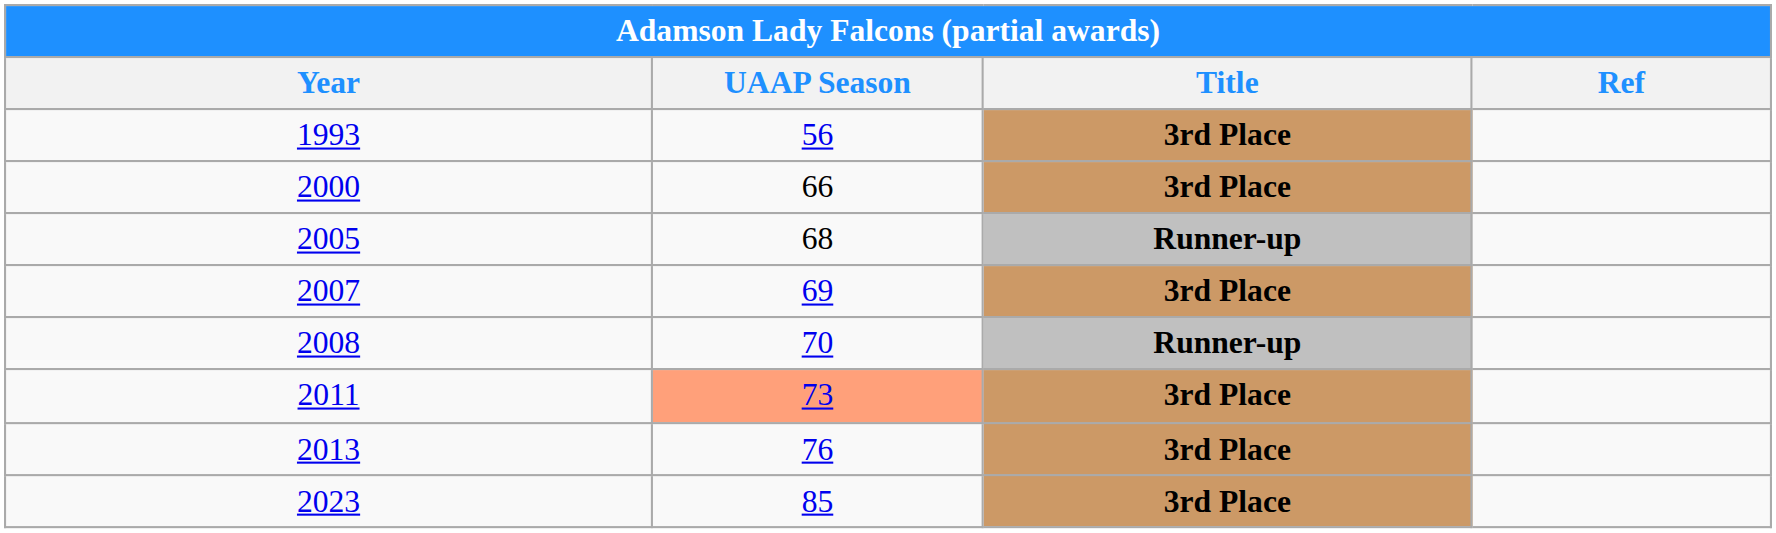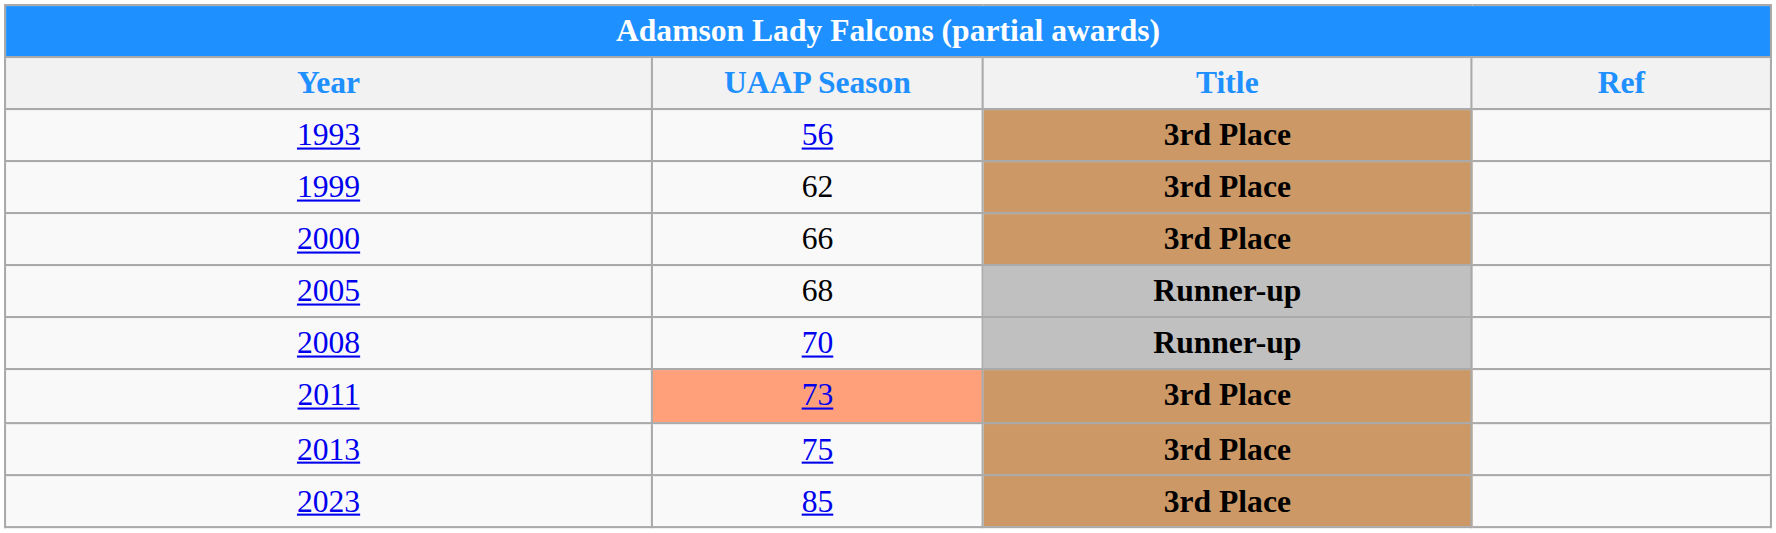+ row: (329, 187)
- row: (329, 291)
(817, 447) 76 -> (817, 447) 75
